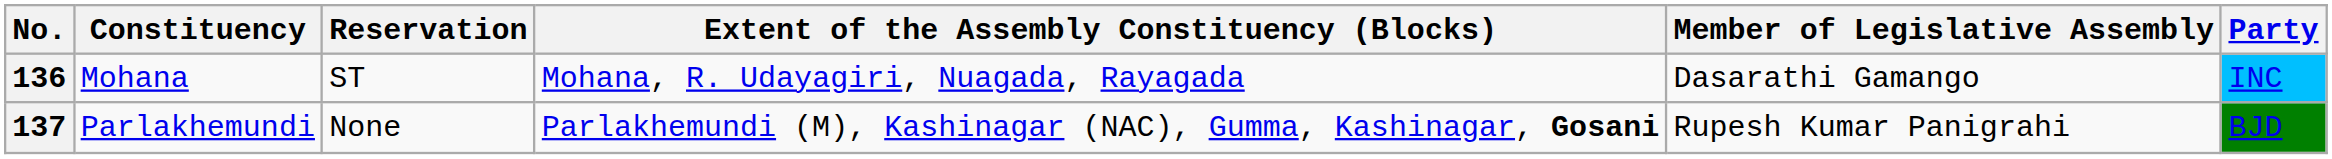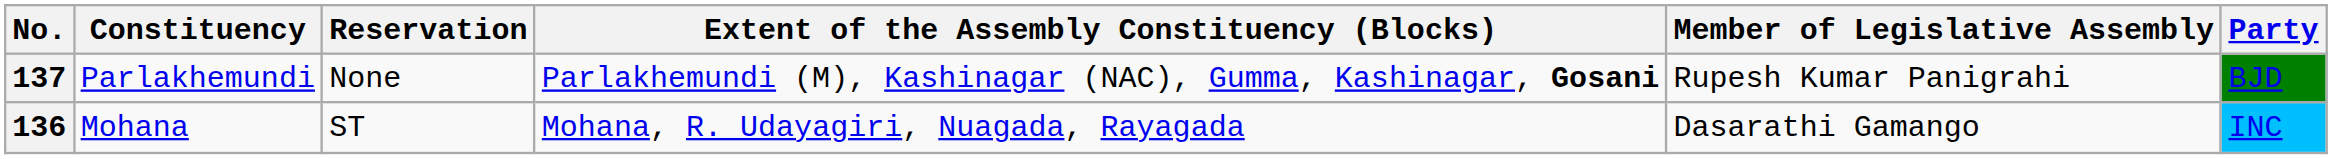rows swapped: (39, 79) <-> (39, 128)
